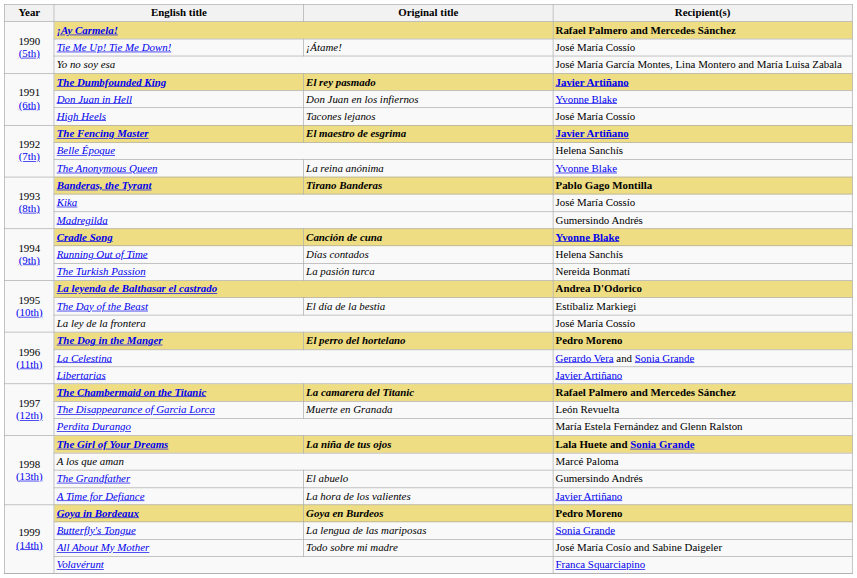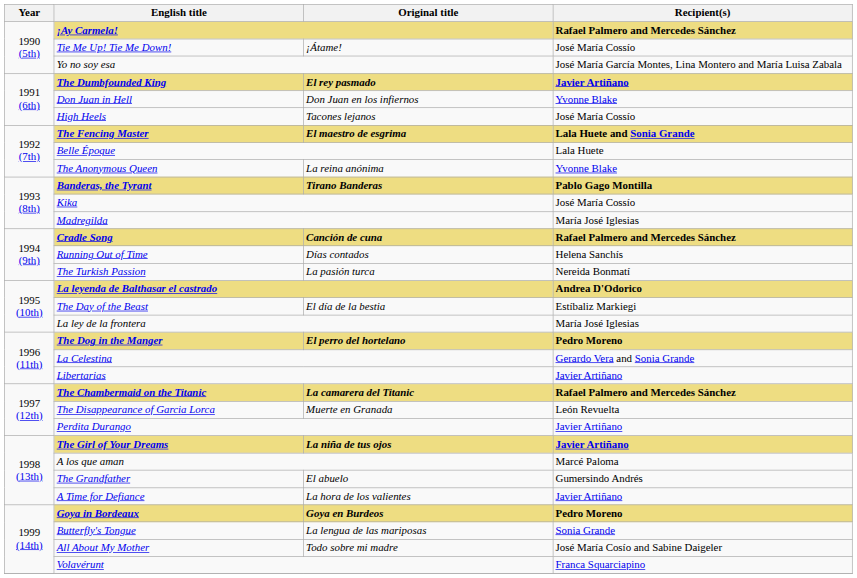(592, 133) Javier Artiñano -> (625, 133) Lala Huete and Sonia Grande
(589, 151) Helena Sanchís -> (580, 151) Lala Huete
(599, 220) Gumersindo Andrés -> (597, 220) María José Iglesias
(587, 237) Yvonne Blake -> (646, 237) Rafael Palmero and Mercedes Sánchez
(595, 323) José María Cossío -> (597, 323) María José Iglesias
(649, 427) María Estela Fernández and Glenn Ralston -> (589, 427) Javier Artiñano
(625, 444) Lala Huete and Sonia Grande -> (592, 444) Javier Artiñano
